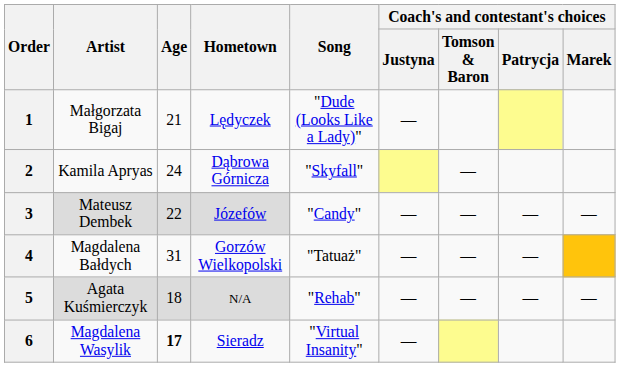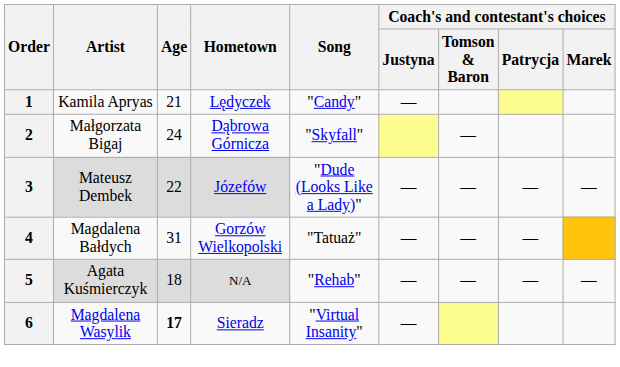(105, 119) Małgorzata Bigaj -> (105, 101) Kamila Apryas
(334, 119) "Dude (Looks Like a Lady)" -> (334, 101) "Candy"
(105, 170) Kamila Apryas -> (105, 135) Małgorzata Bigaj
(334, 213) "Candy" -> (334, 186) "Dude (Looks Like a Lady)"
